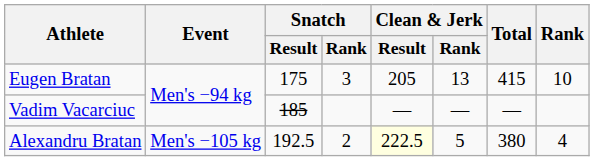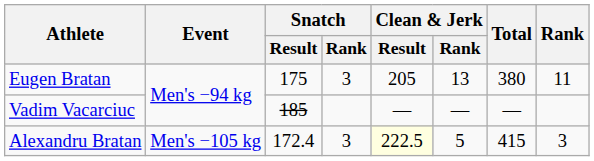(512, 79) 415 -> (512, 79) 380
(562, 79) 10 -> (562, 79) 11
(293, 141) 192.5 -> (293, 141) 172.4
(346, 141) 2 -> (346, 141) 3
(512, 141) 380 -> (512, 141) 415
(562, 141) 4 -> (562, 141) 3
